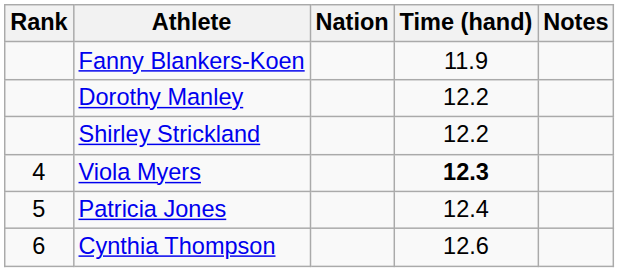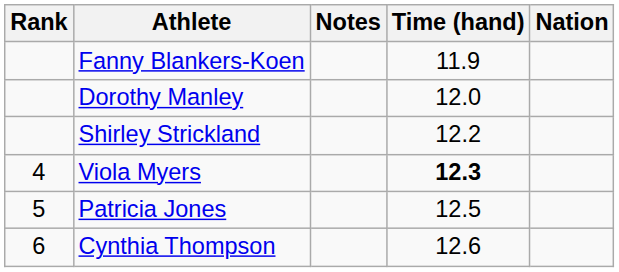columns swapped: (352, 23) <-> (576, 23)
(466, 97) 12.2 -> (458, 97) 12.0
(466, 209) 12.4 -> (458, 209) 12.5
